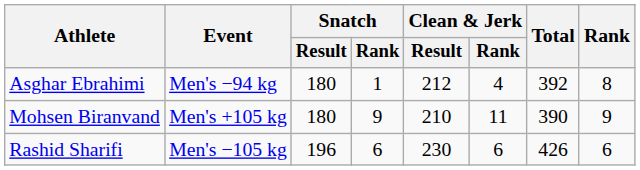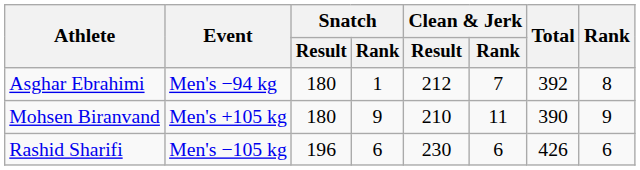(498, 84) 4 -> (498, 84) 7
